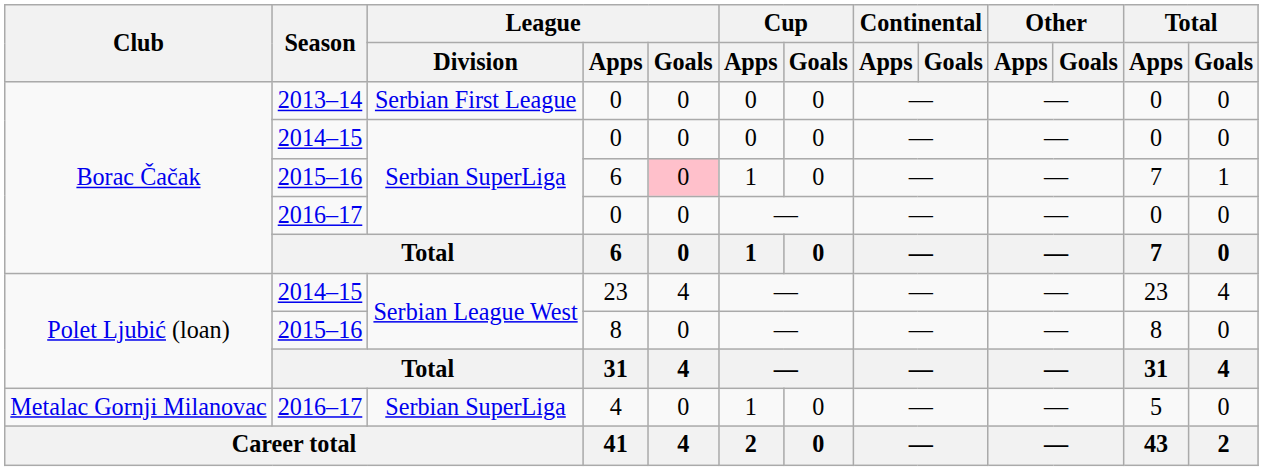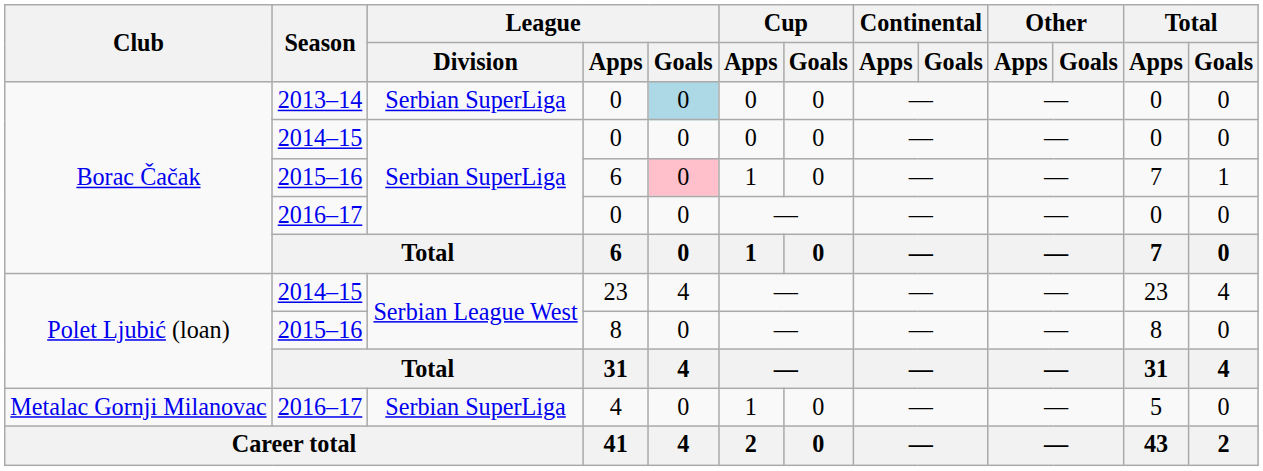(476, 100) Serbian First League -> (476, 100) Serbian SuperLiga
(683, 100) no background -> (683, 100) lightblue background
